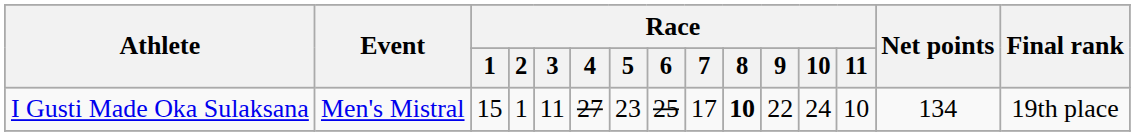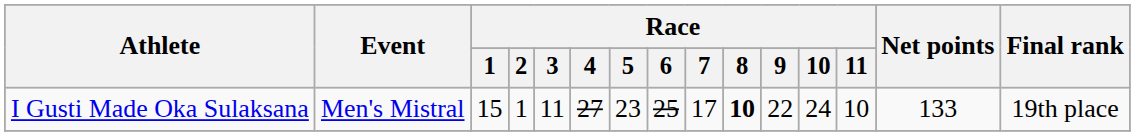(938, 109) 134 -> (938, 109) 133
